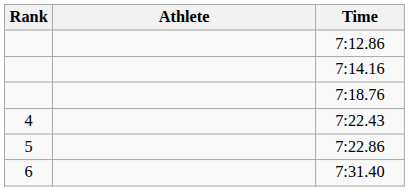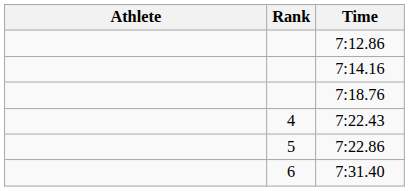columns swapped: (29, 17) <-> (184, 17)
